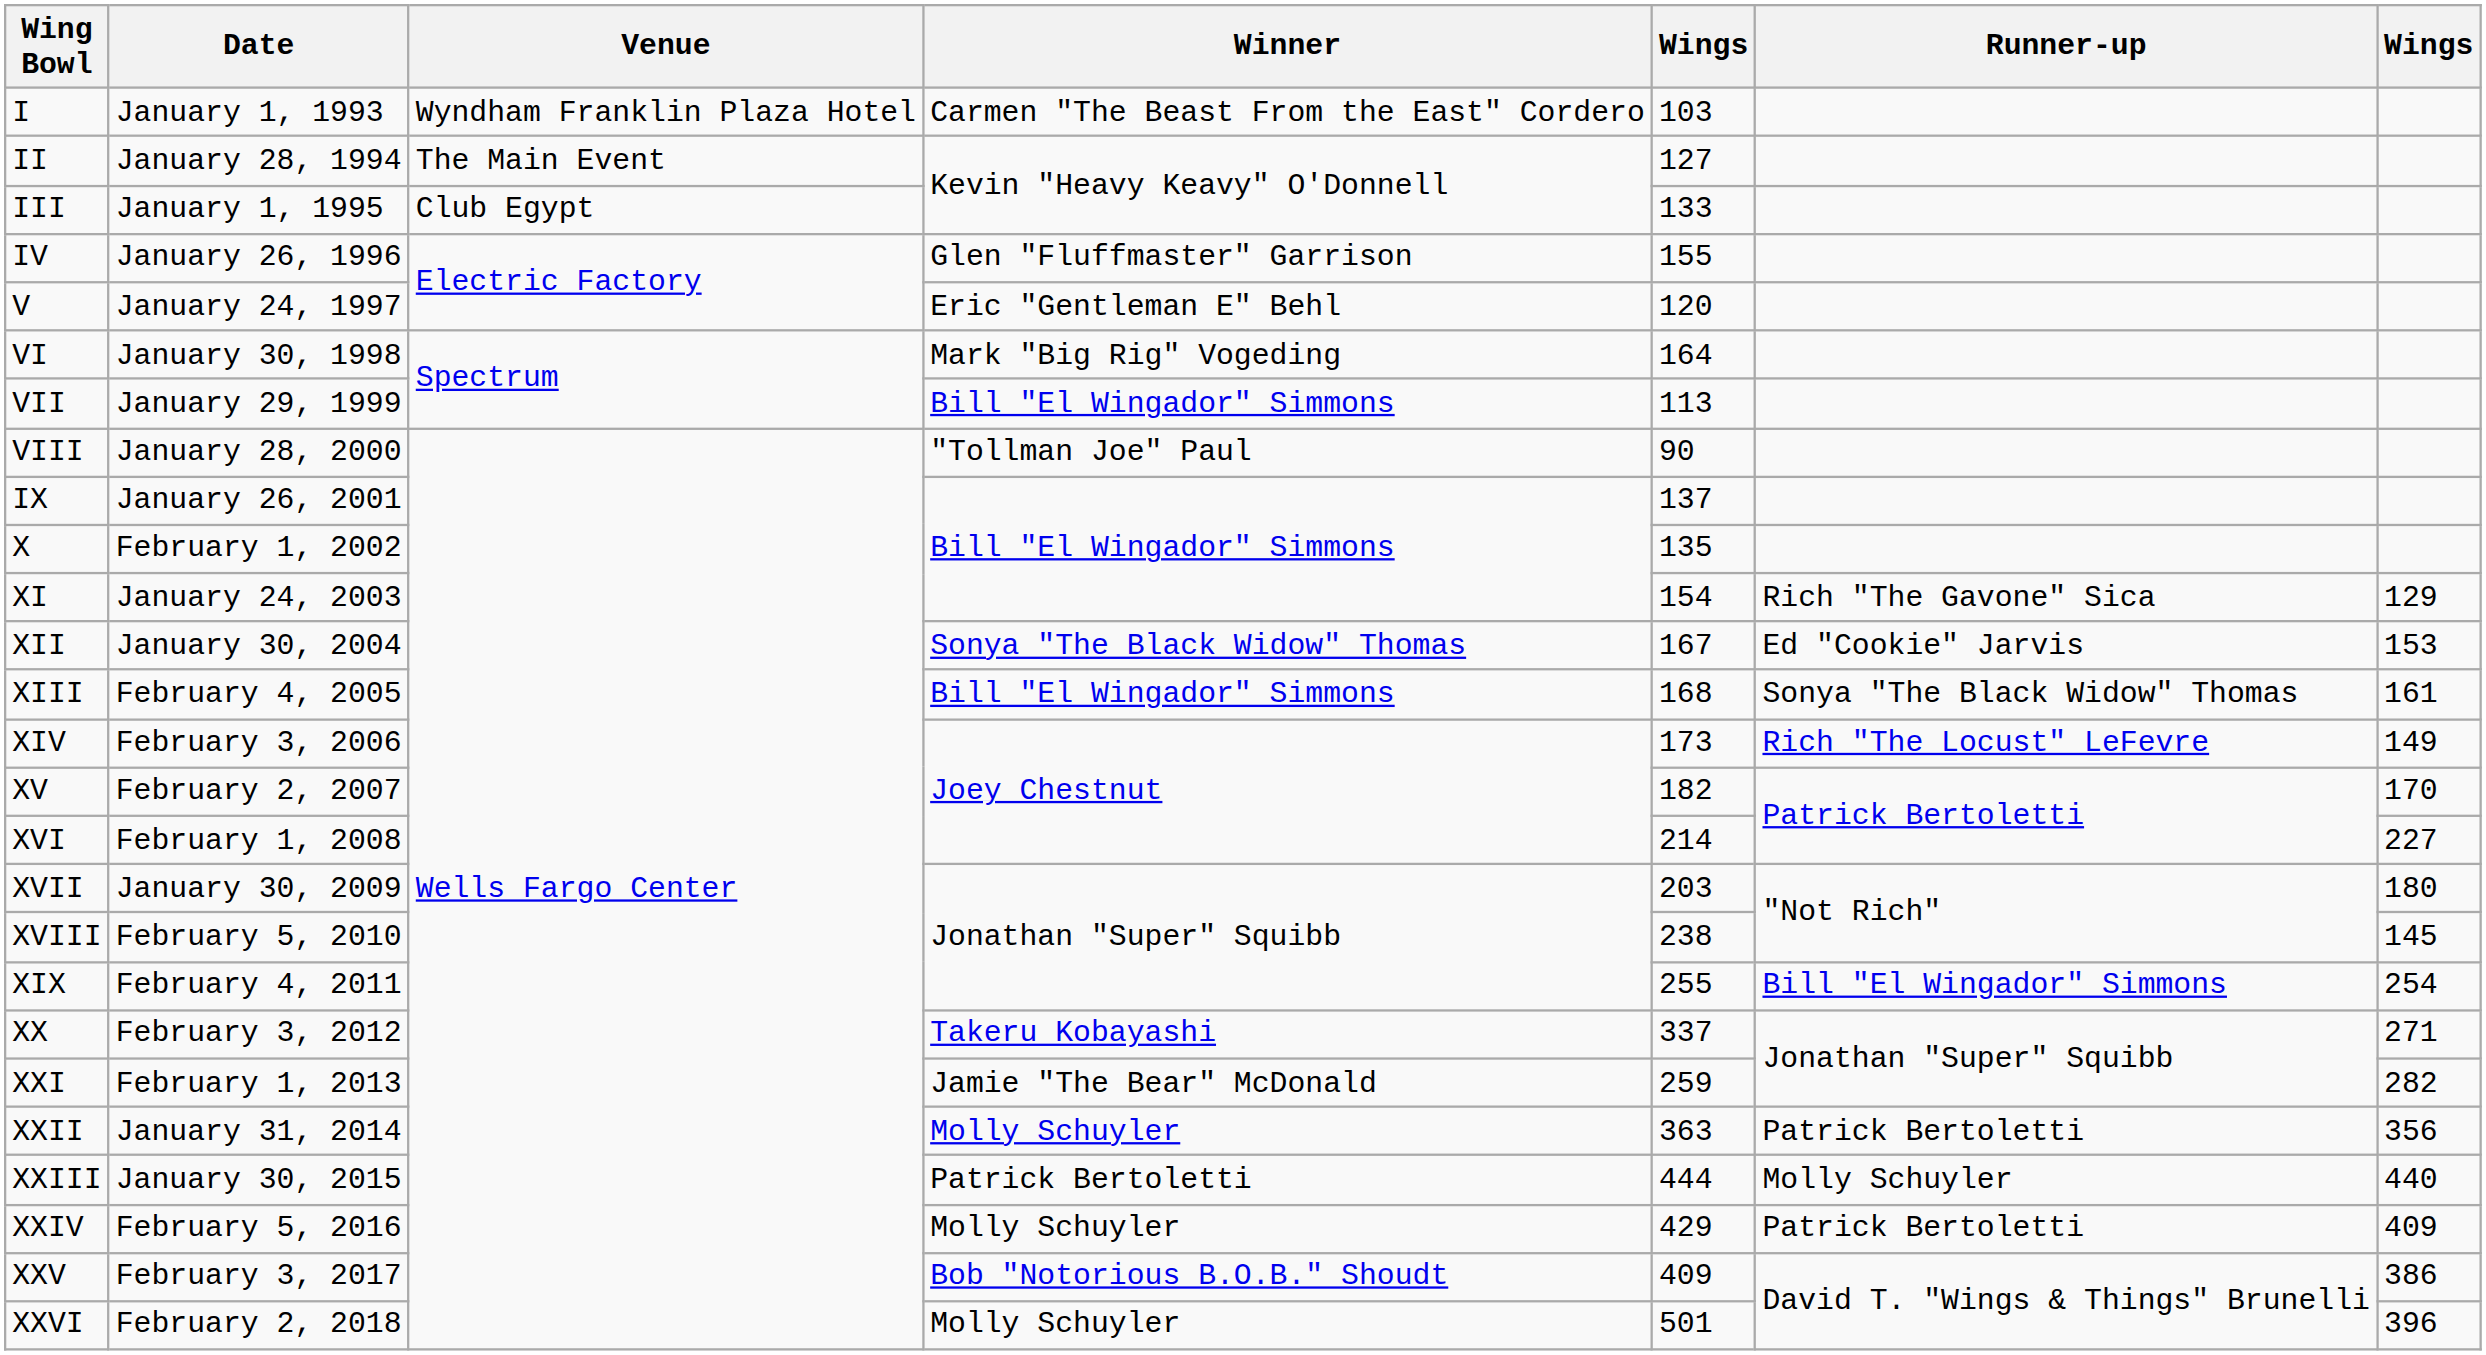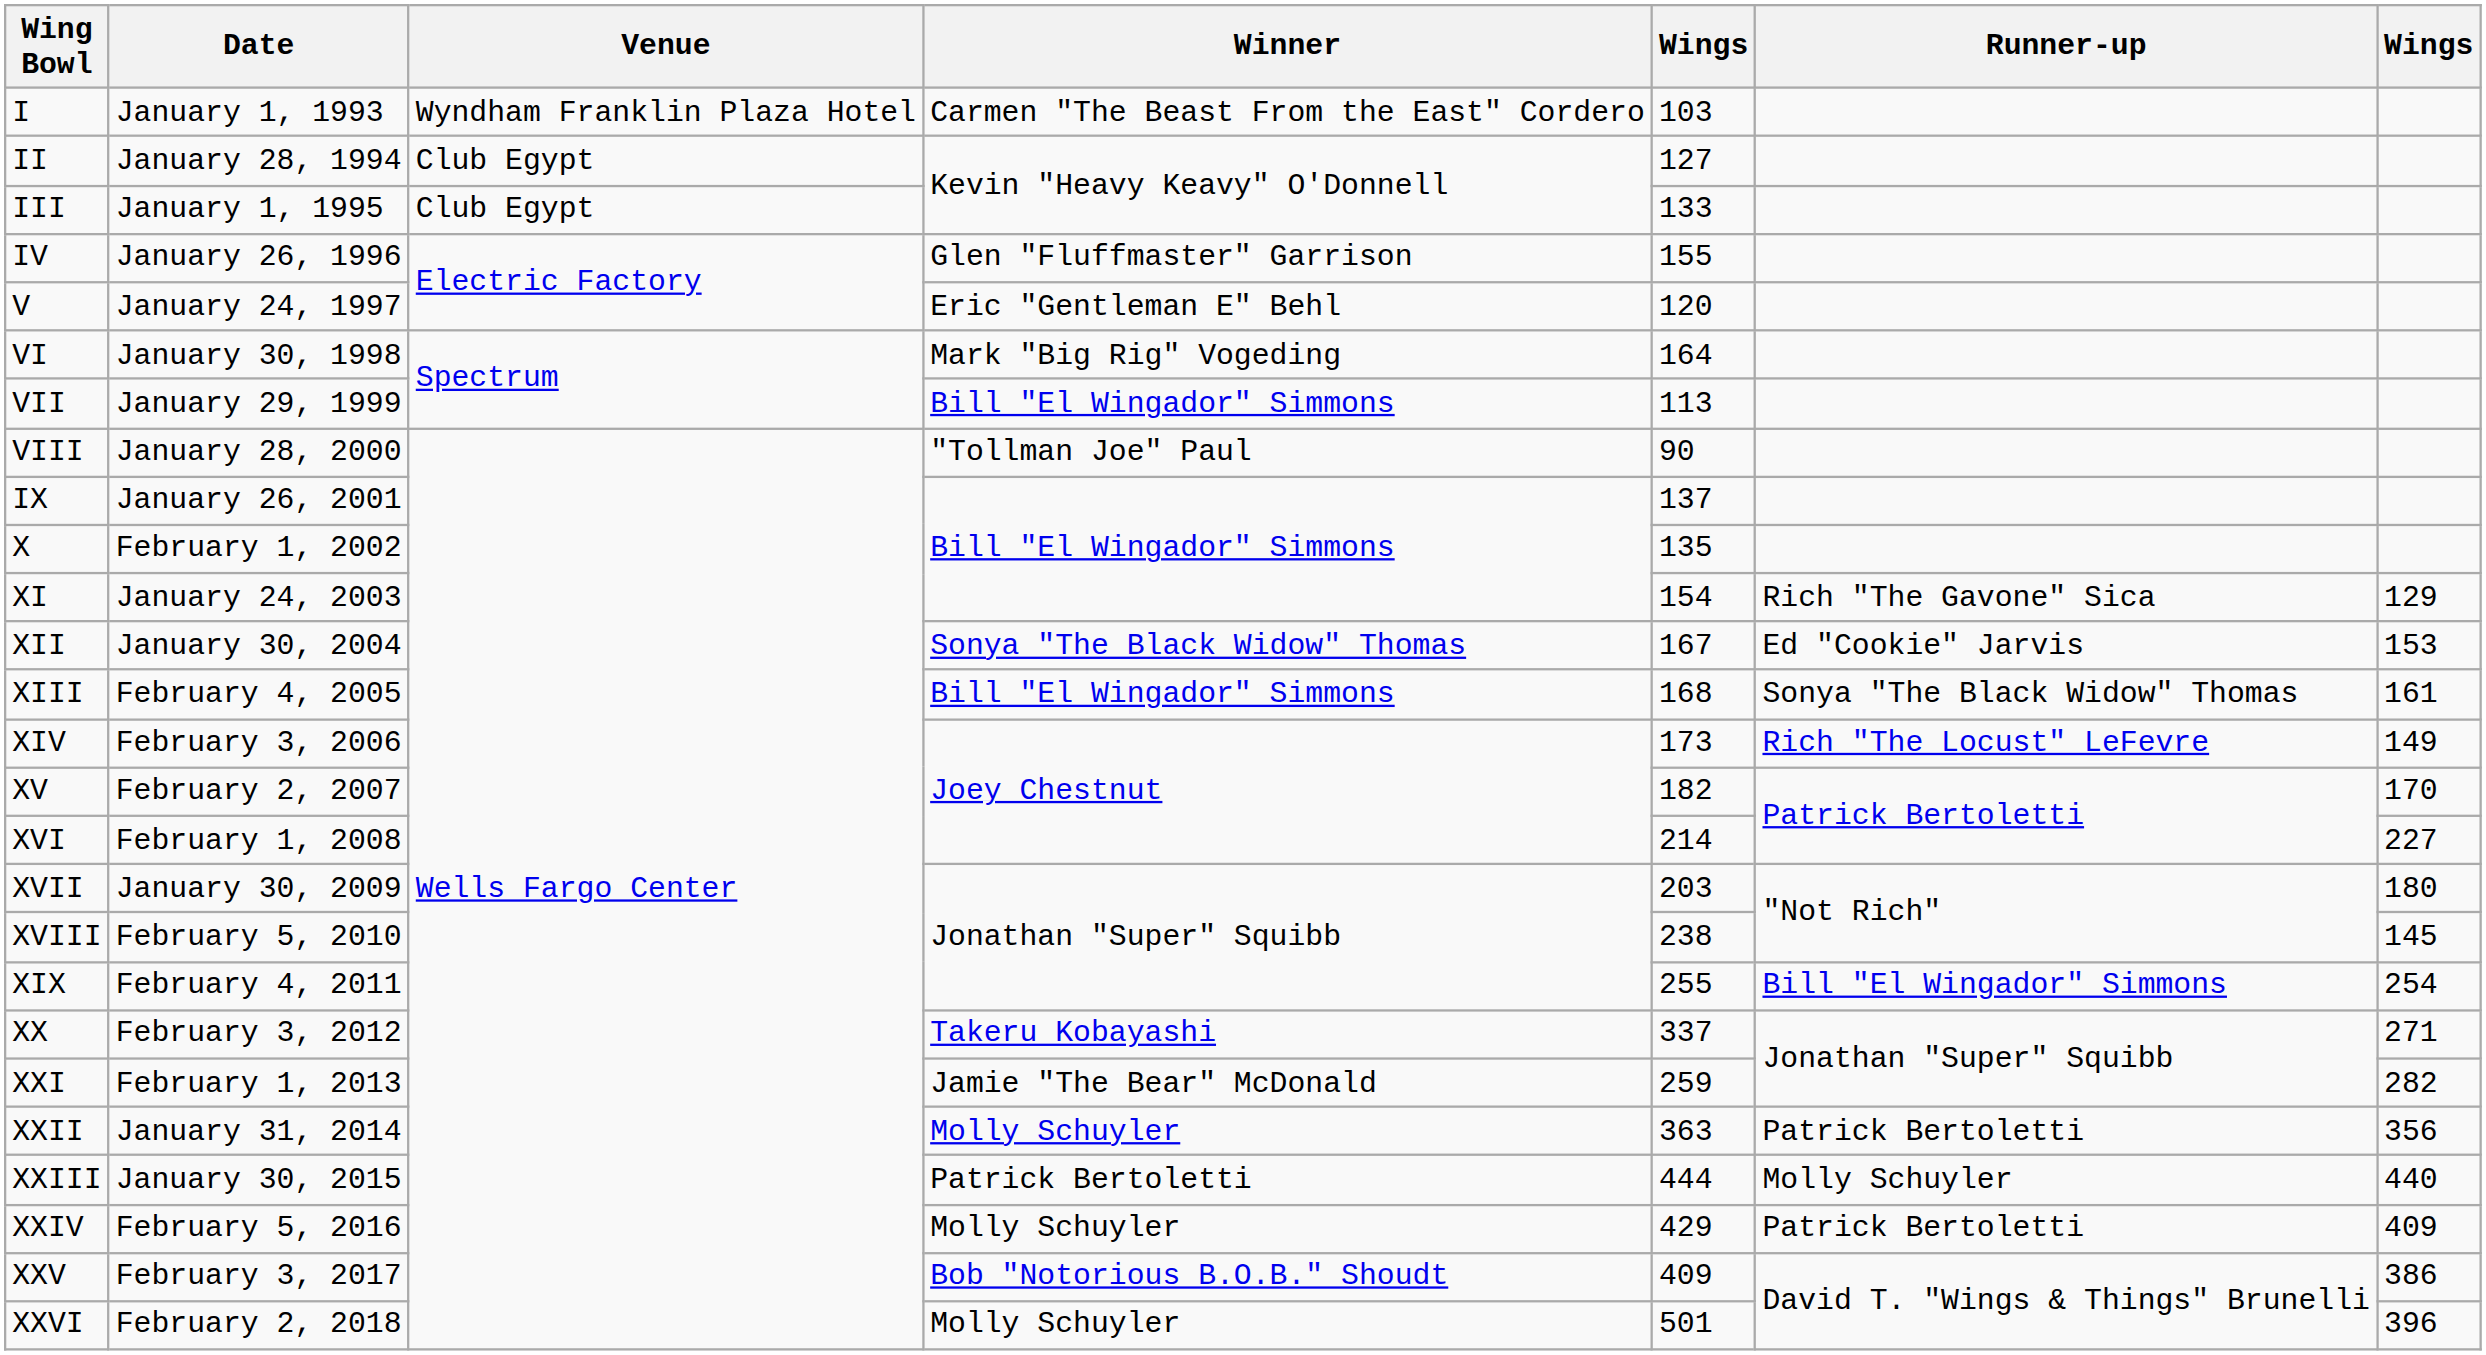(541, 161) The Main Event -> (505, 161) Club Egypt
